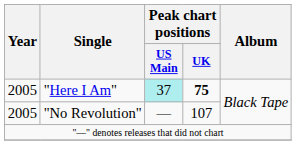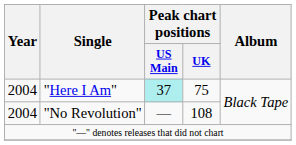(22, 90) 2005 -> (22, 90) 2004
(201, 90) bold -> (201, 90) normal
(22, 113) 2005 -> (22, 113) 2004
(201, 113) 107 -> (201, 113) 108
